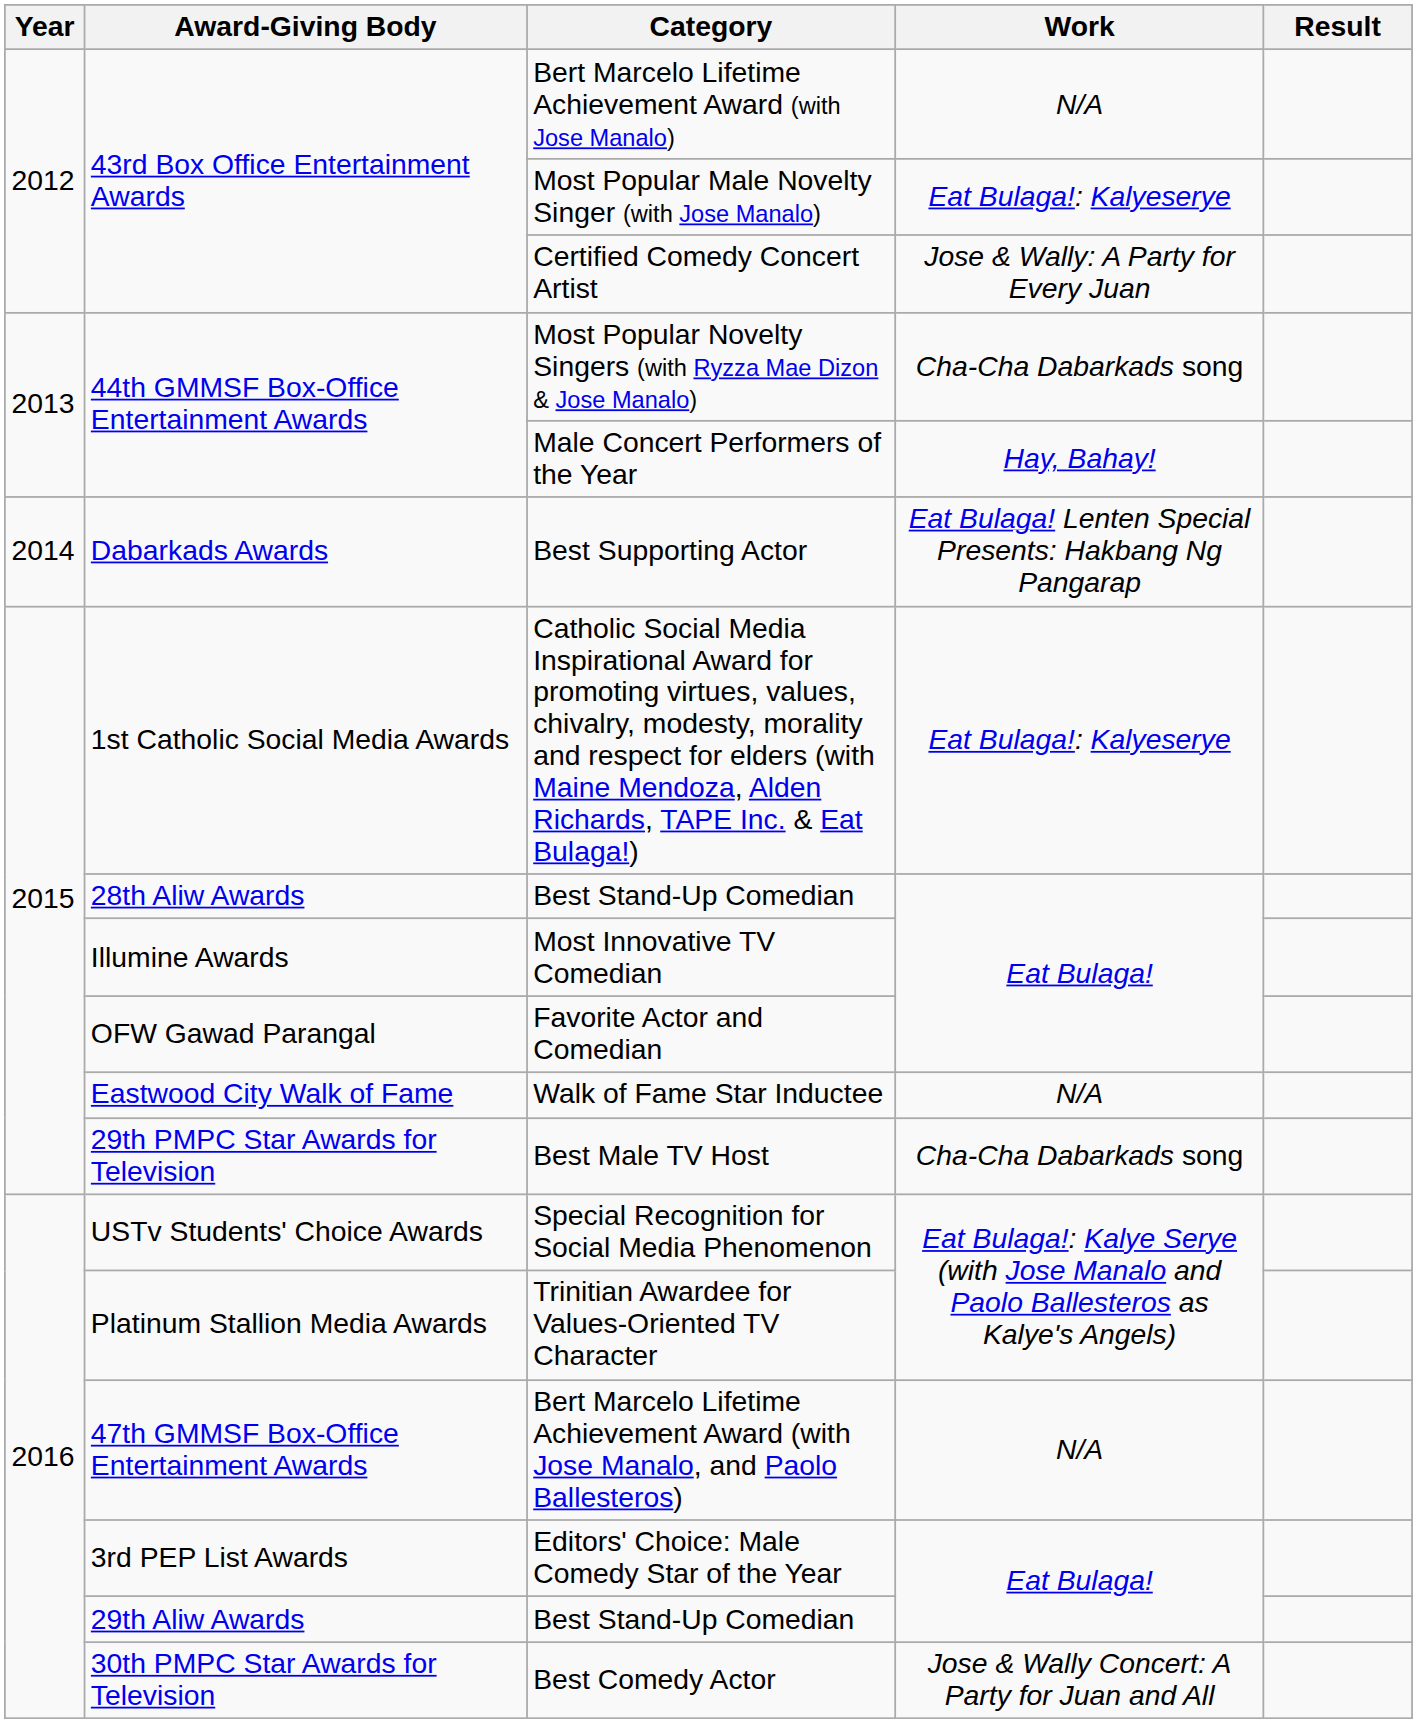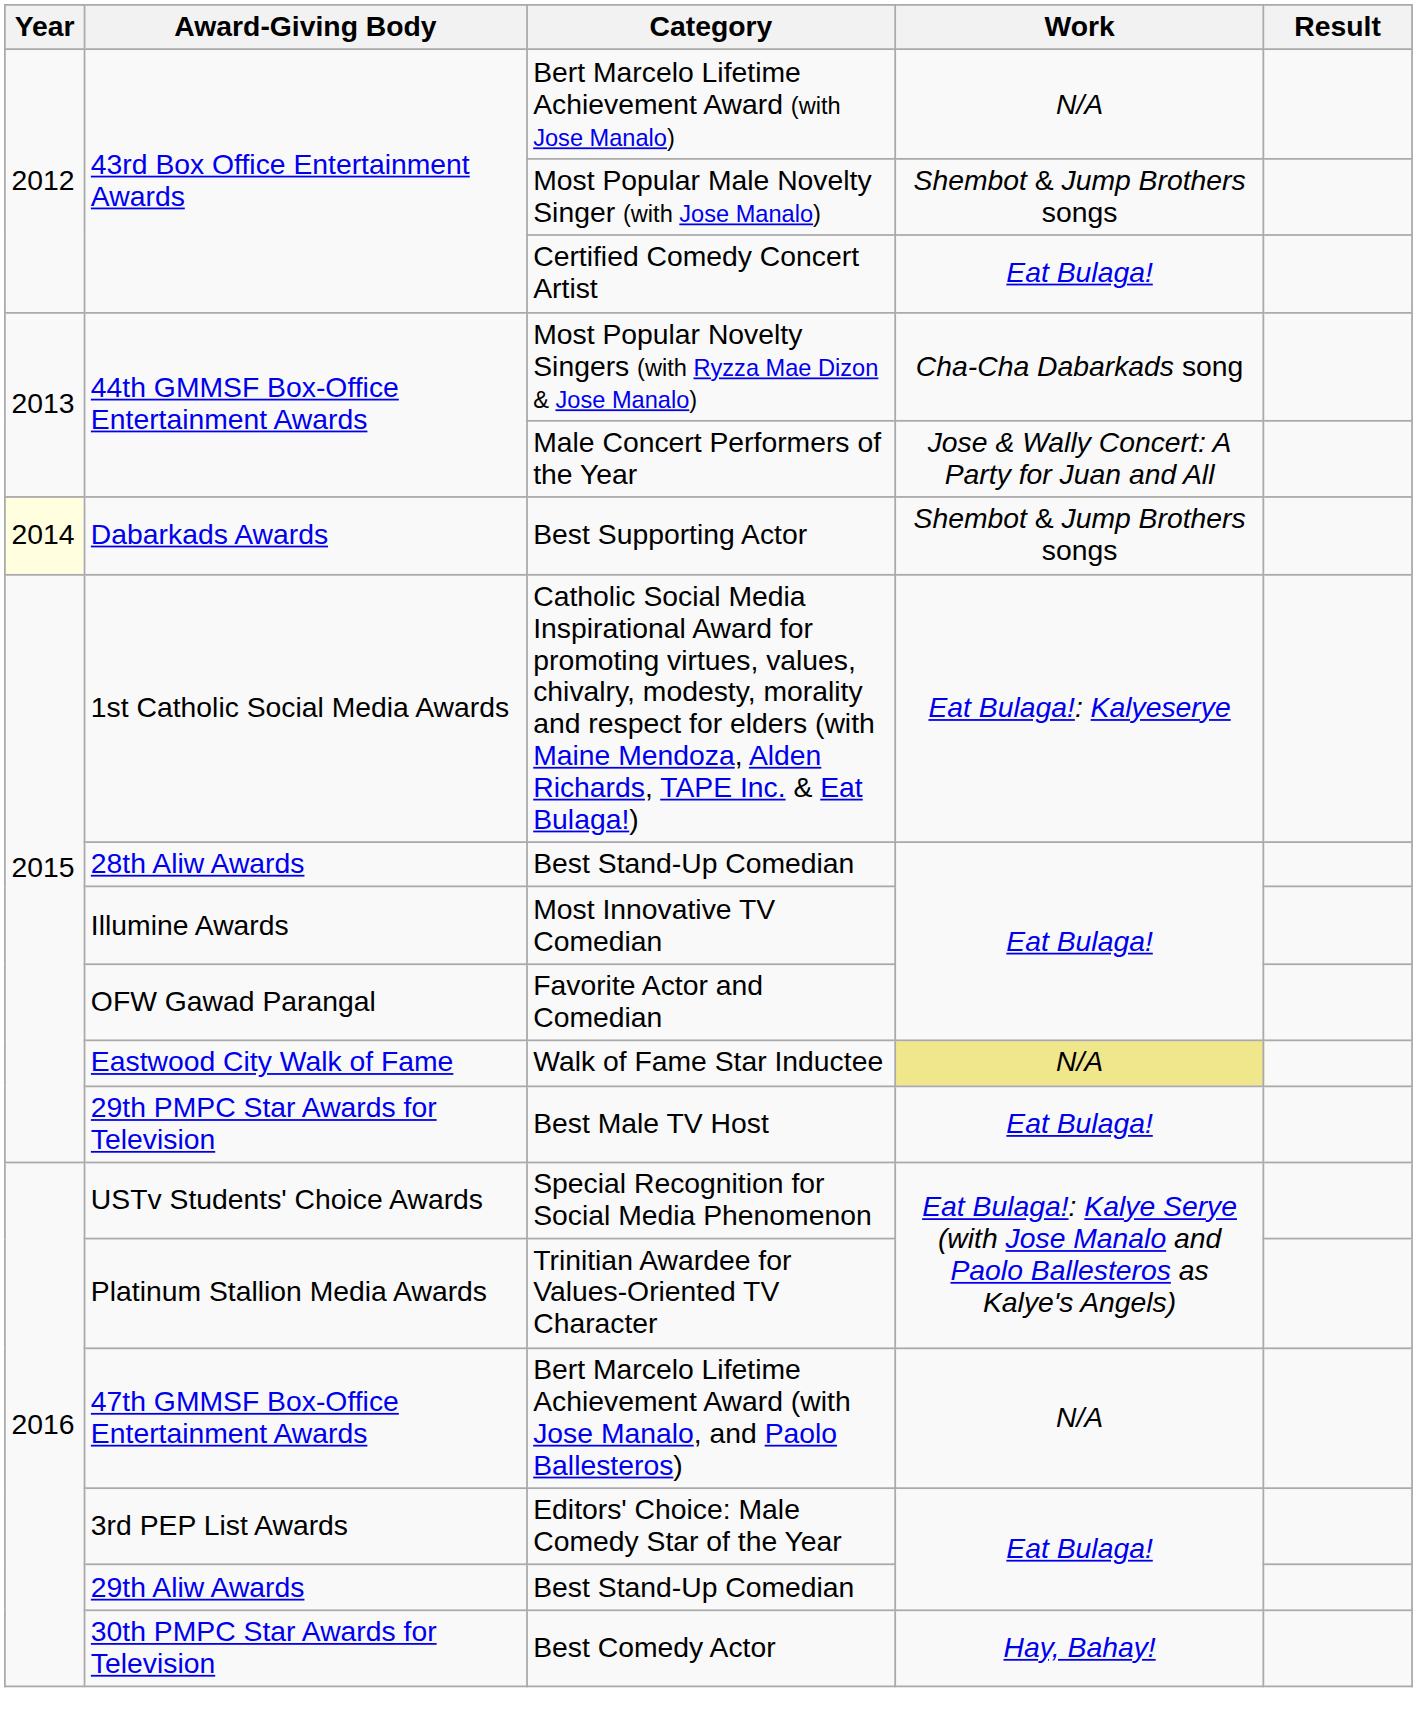(1080, 196) Eat Bulaga!: Kalyeserye -> (1080, 196) Shembot & Jump Brothers songs
(1080, 273) Jose & Wally: A Party for Every Juan -> (1080, 273) Eat Bulaga!
(1080, 458) Hay, Bahay! -> (1080, 458) Jose & Wally Concert: A Party for Juan and All
(43, 551) no background -> (43, 535) lightyellow background
(1080, 551) Eat Bulaga! Lenten Special Presents: Hakbang Ng Pangarap -> (1080, 535) Shembot & Jump Brothers songs
(1080, 1094) no background -> (1080, 1062) khaki background
(1080, 1155) Cha-Cha Dabarkads song -> (1080, 1123) Eat Bulaga!
(1080, 1679) Jose & Wally Concert: A Party for Juan and All -> (1080, 1647) Hay, Bahay!
